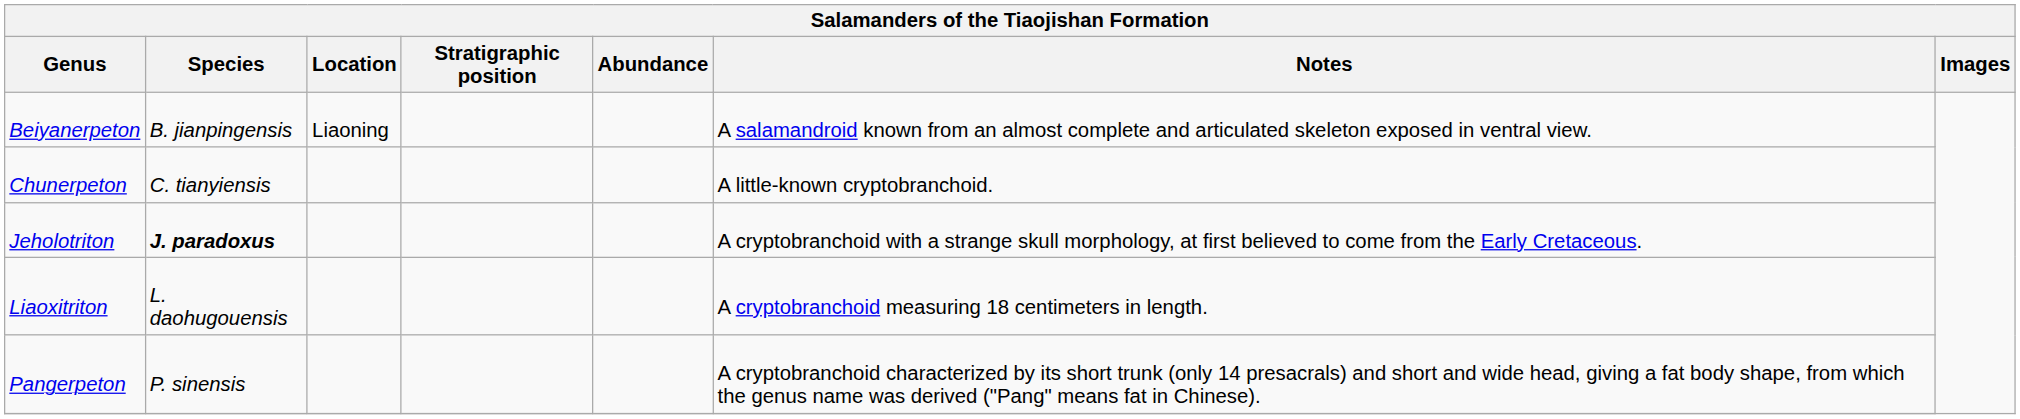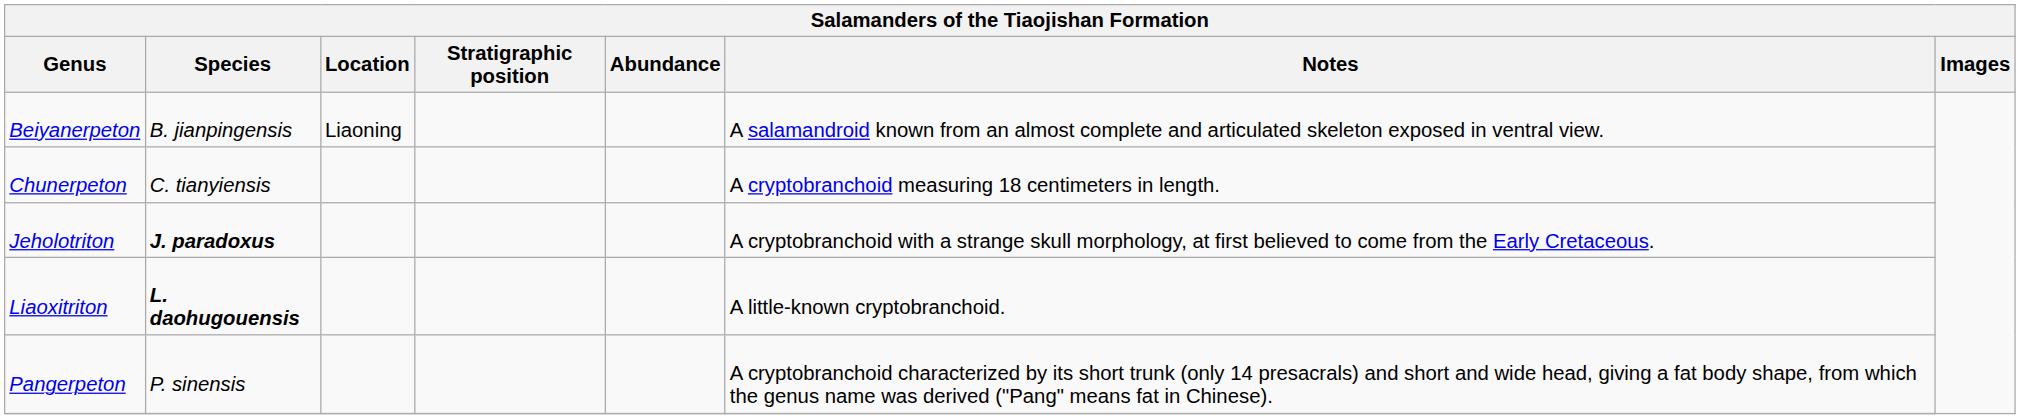(855, 185) A little-known cryptobranchoid. -> (975, 185) A cryptobranchoid measuring 18 centimeters in length.
(219, 307) normal -> (225, 307) bold
(963, 307) A cryptobranchoid measuring 18 centimeters in length. -> (868, 307) A little-known cryptobranchoid.
